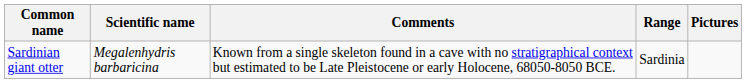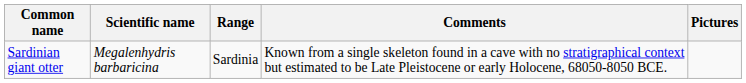columns swapped: (662, 22) <-> (423, 22)
